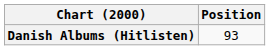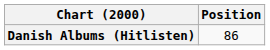(231, 35) 93 -> (231, 35) 86
